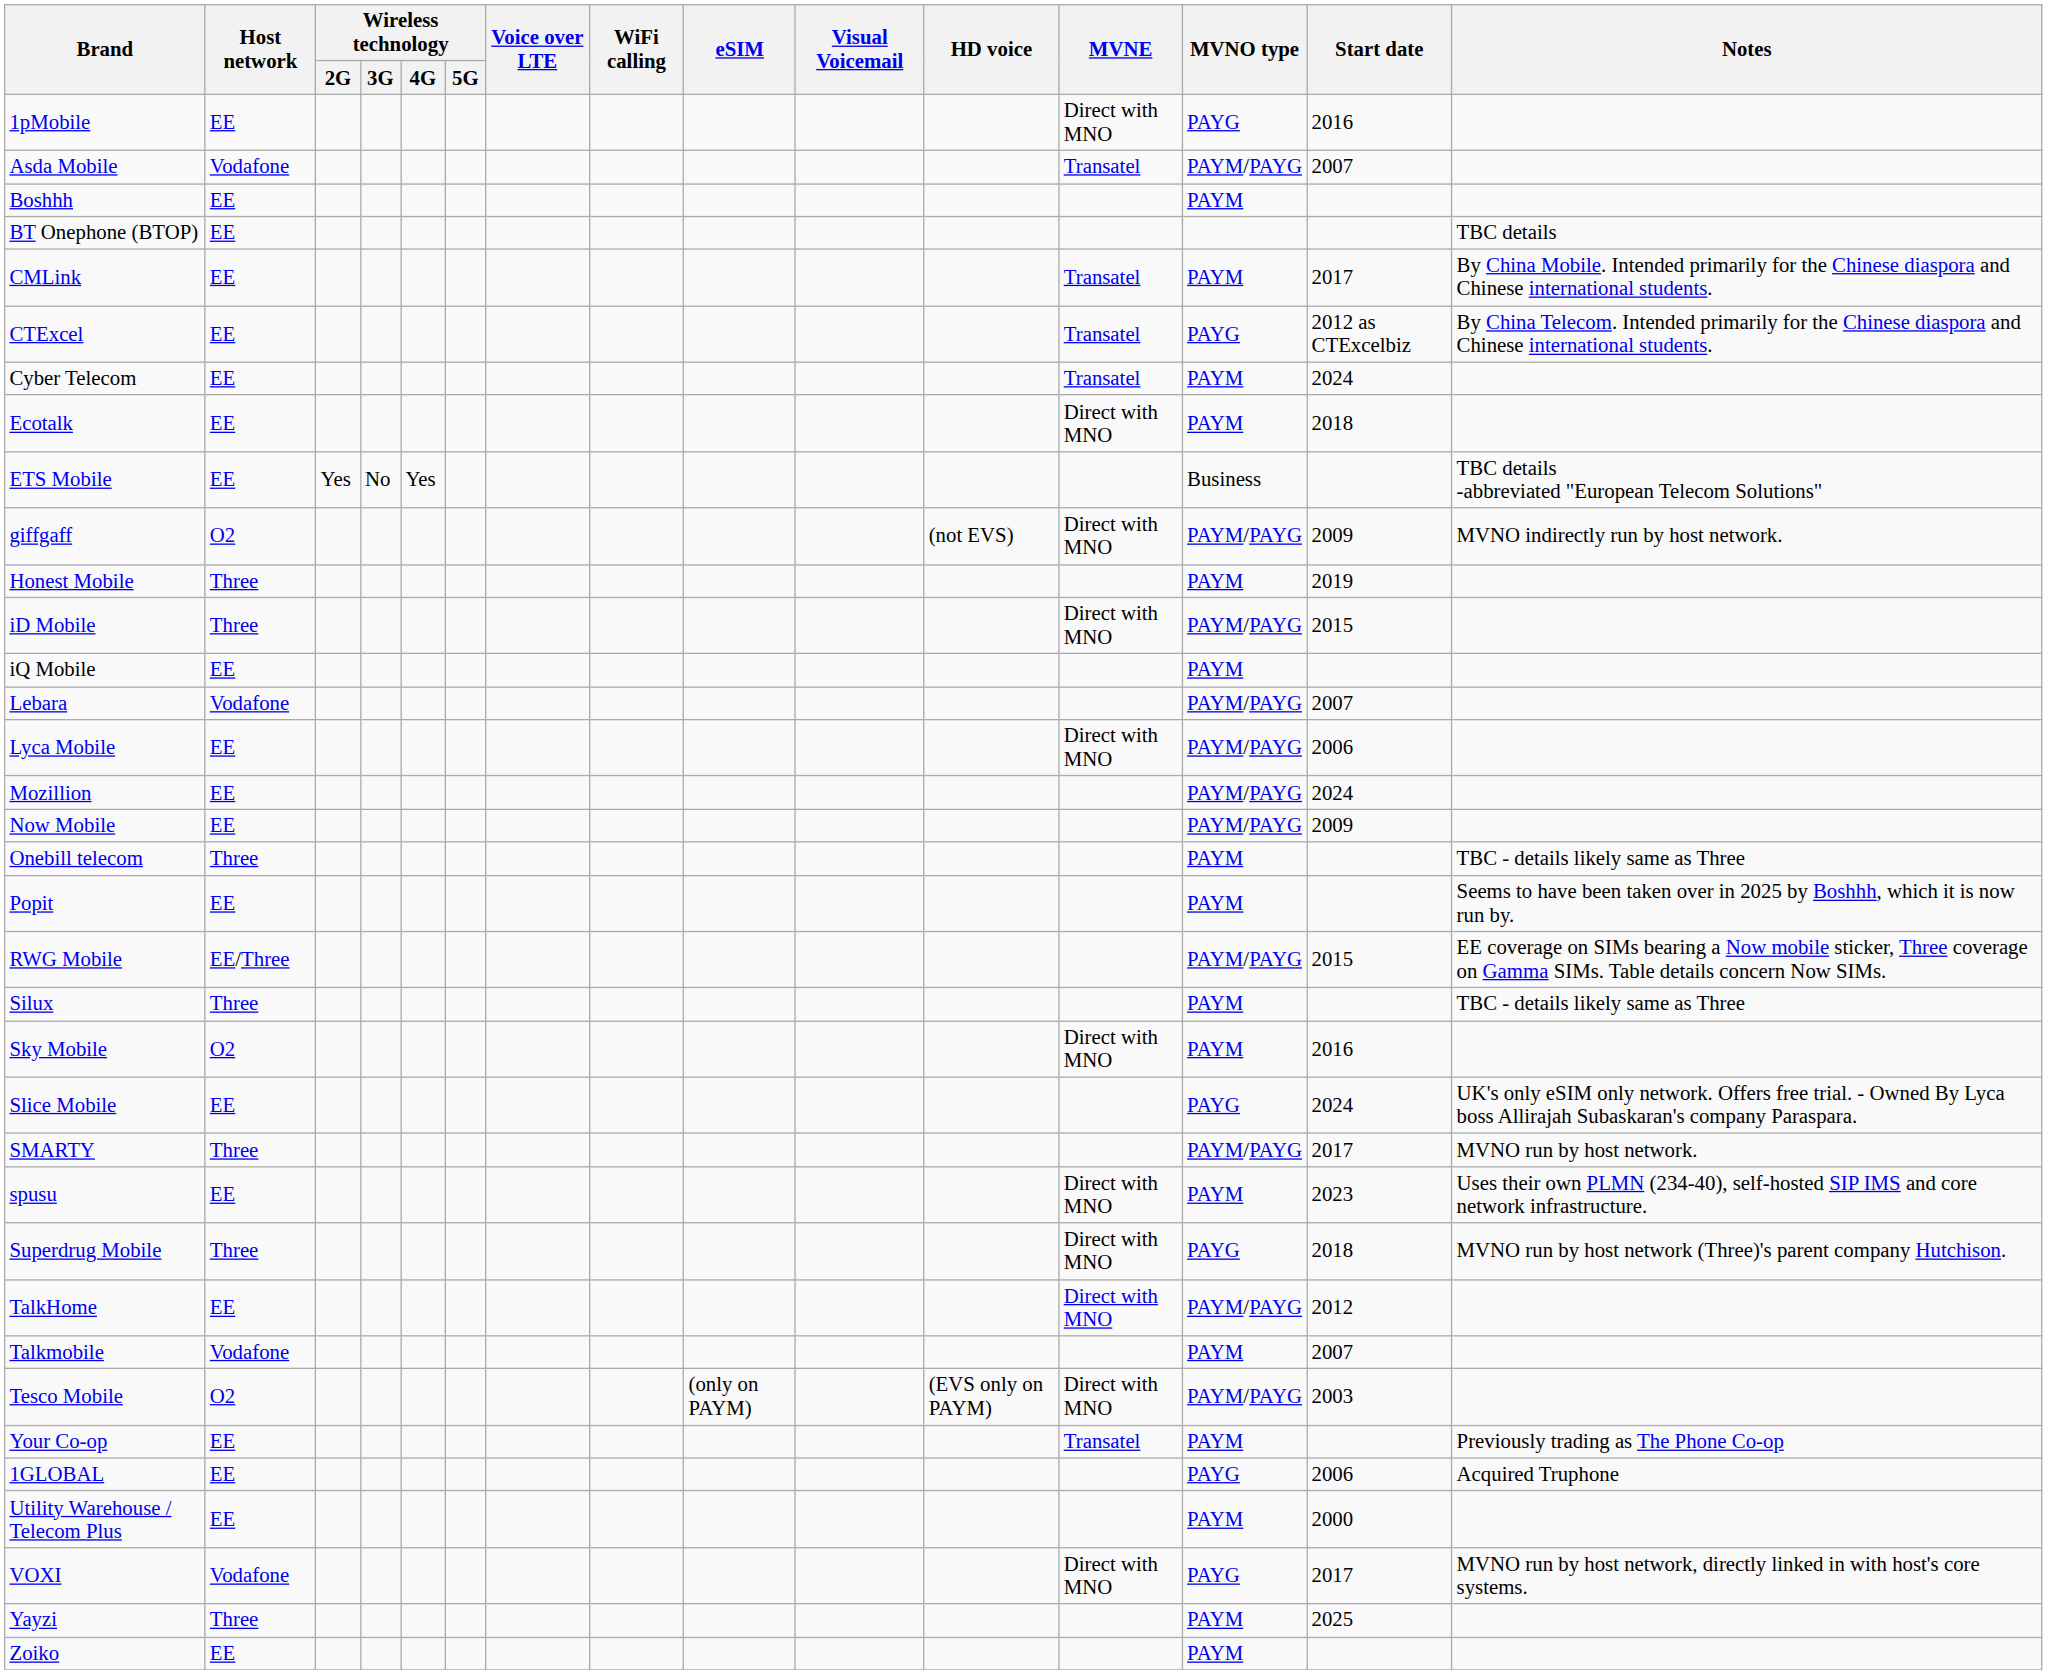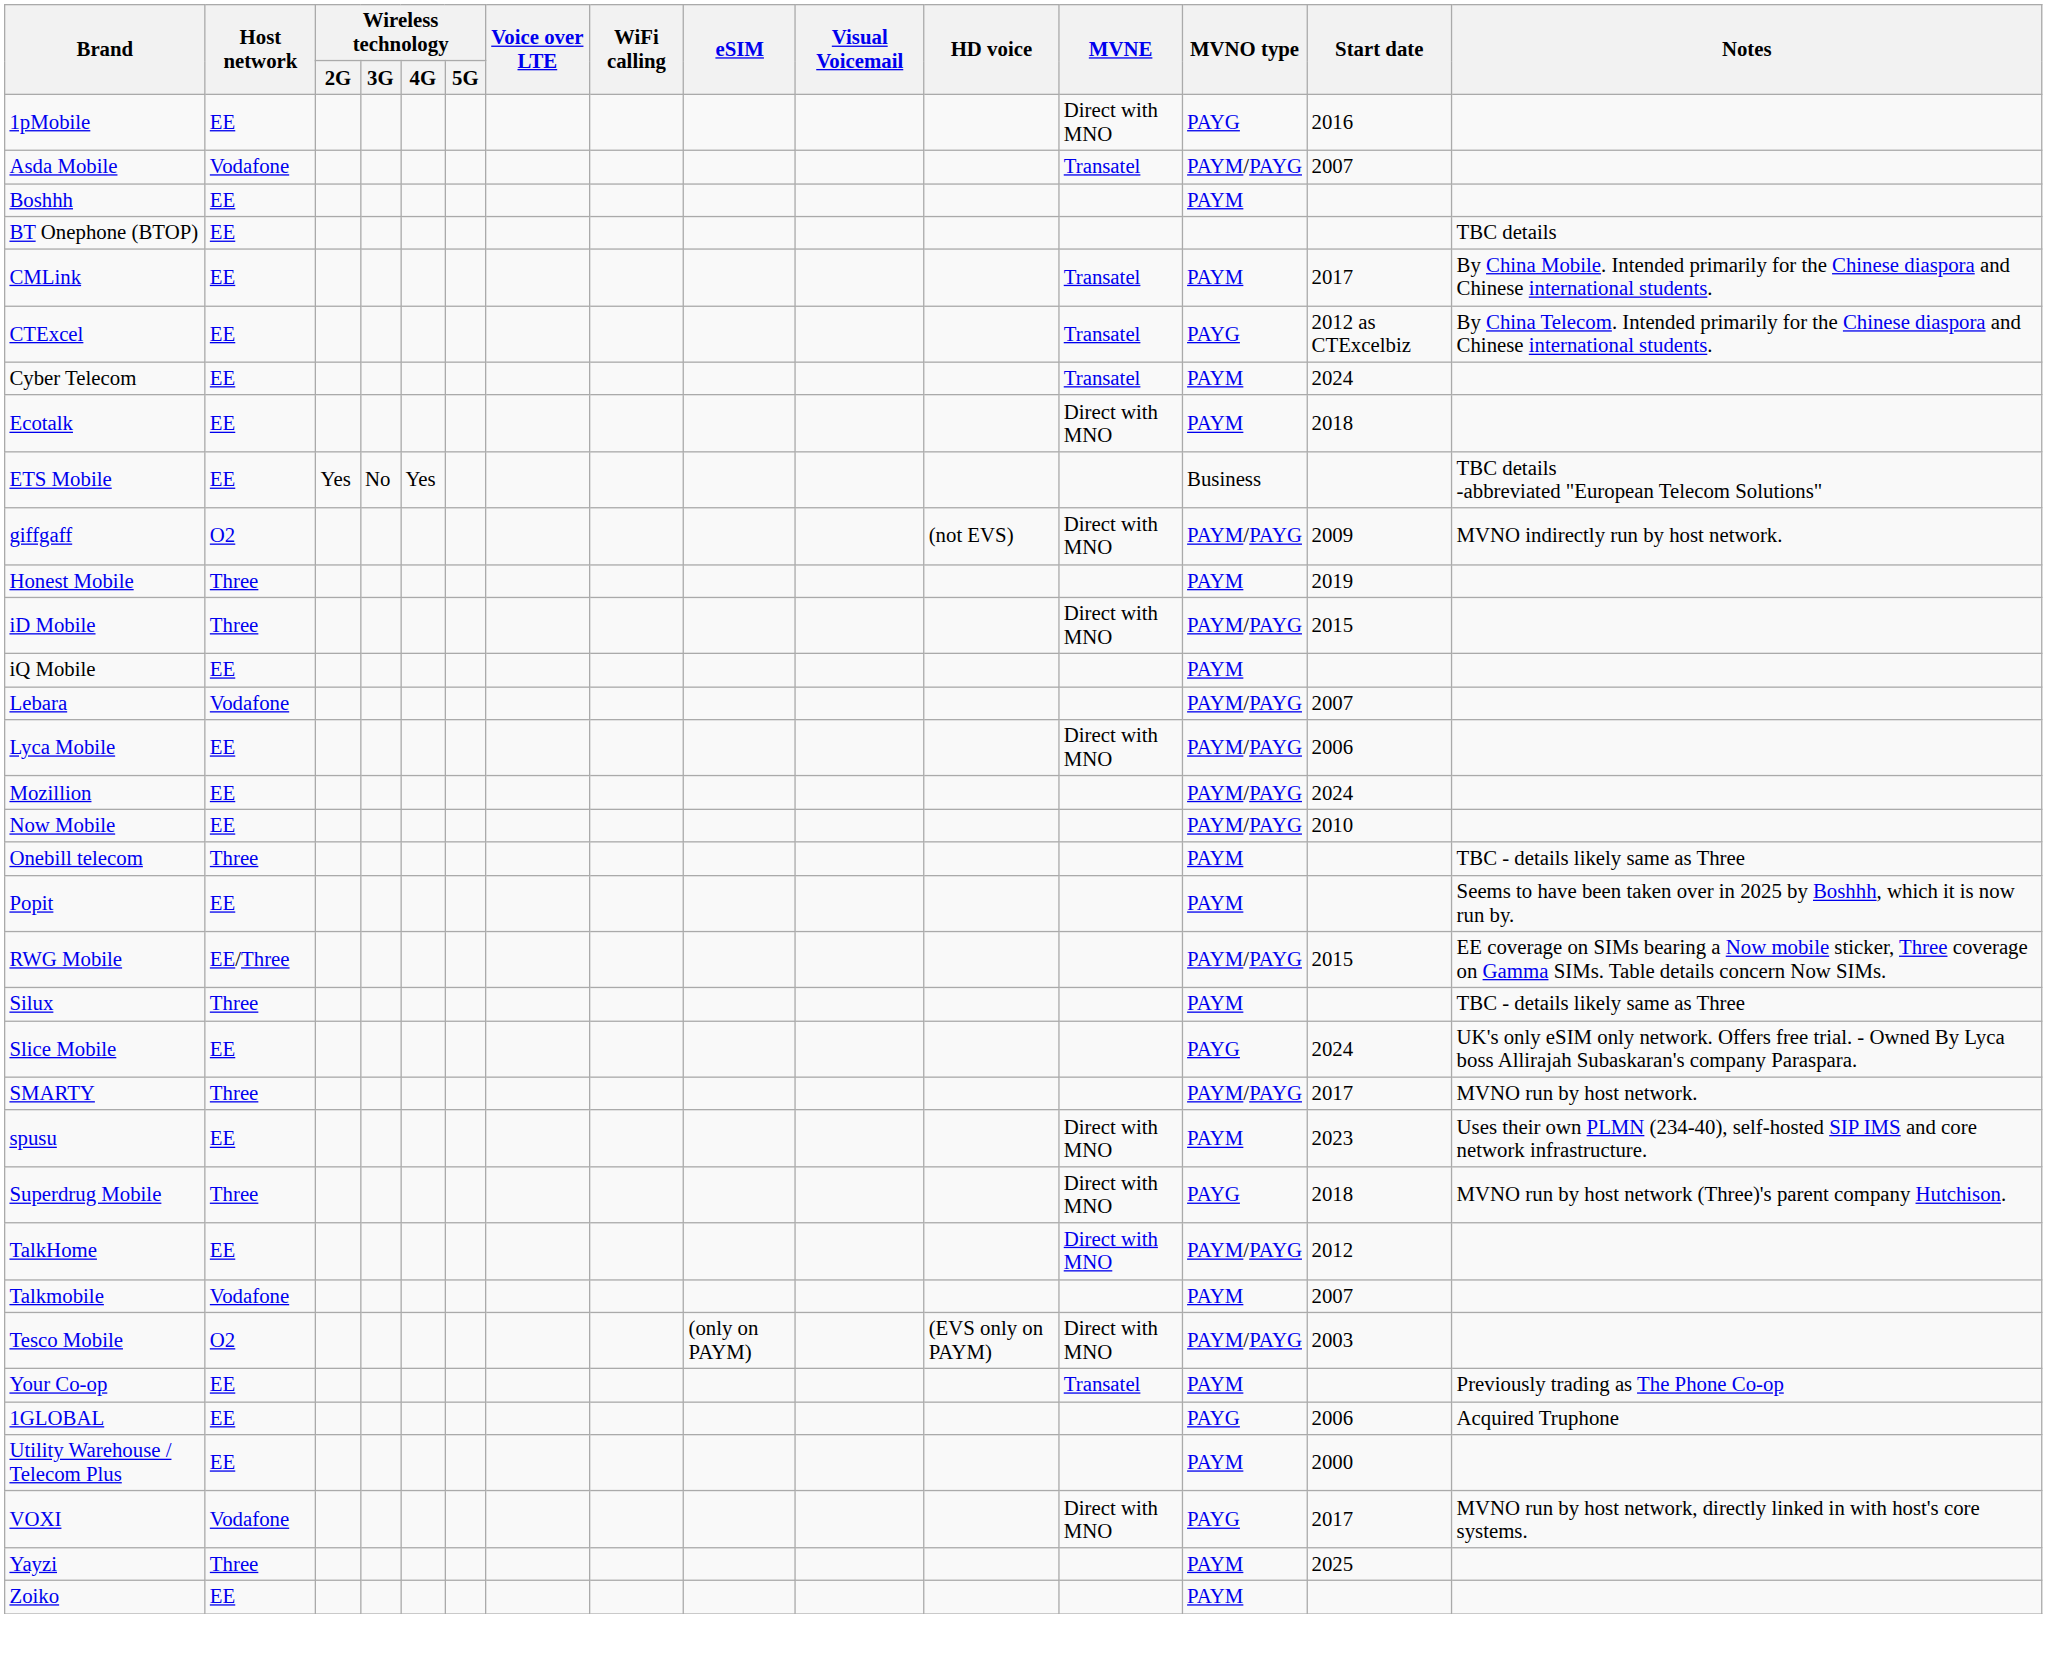(1332, 825) 2009 -> (1332, 825) 2010
- row: (58, 1048)
